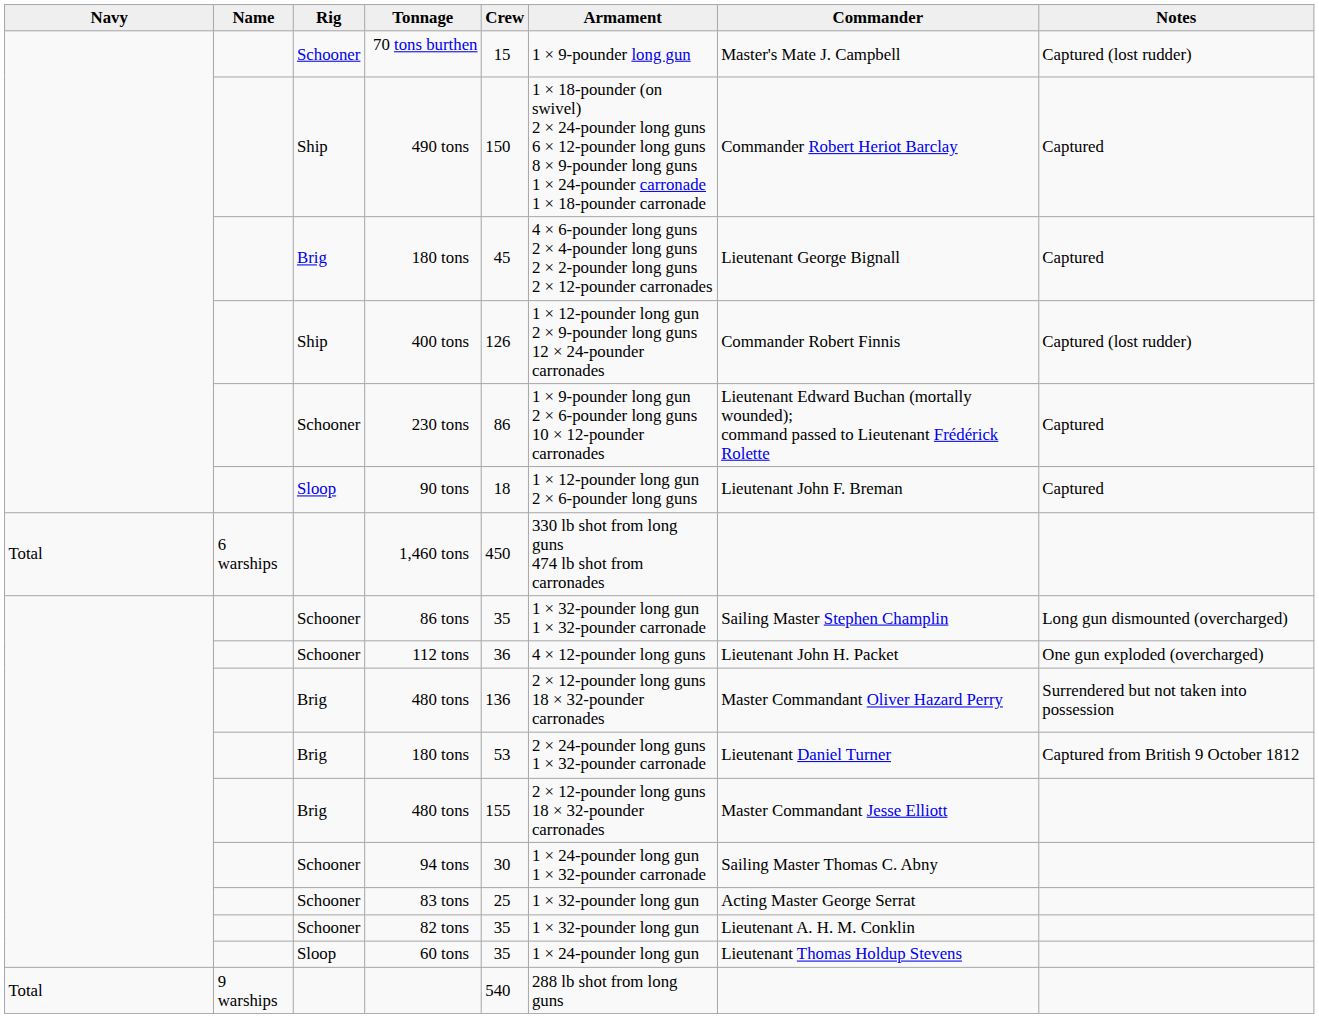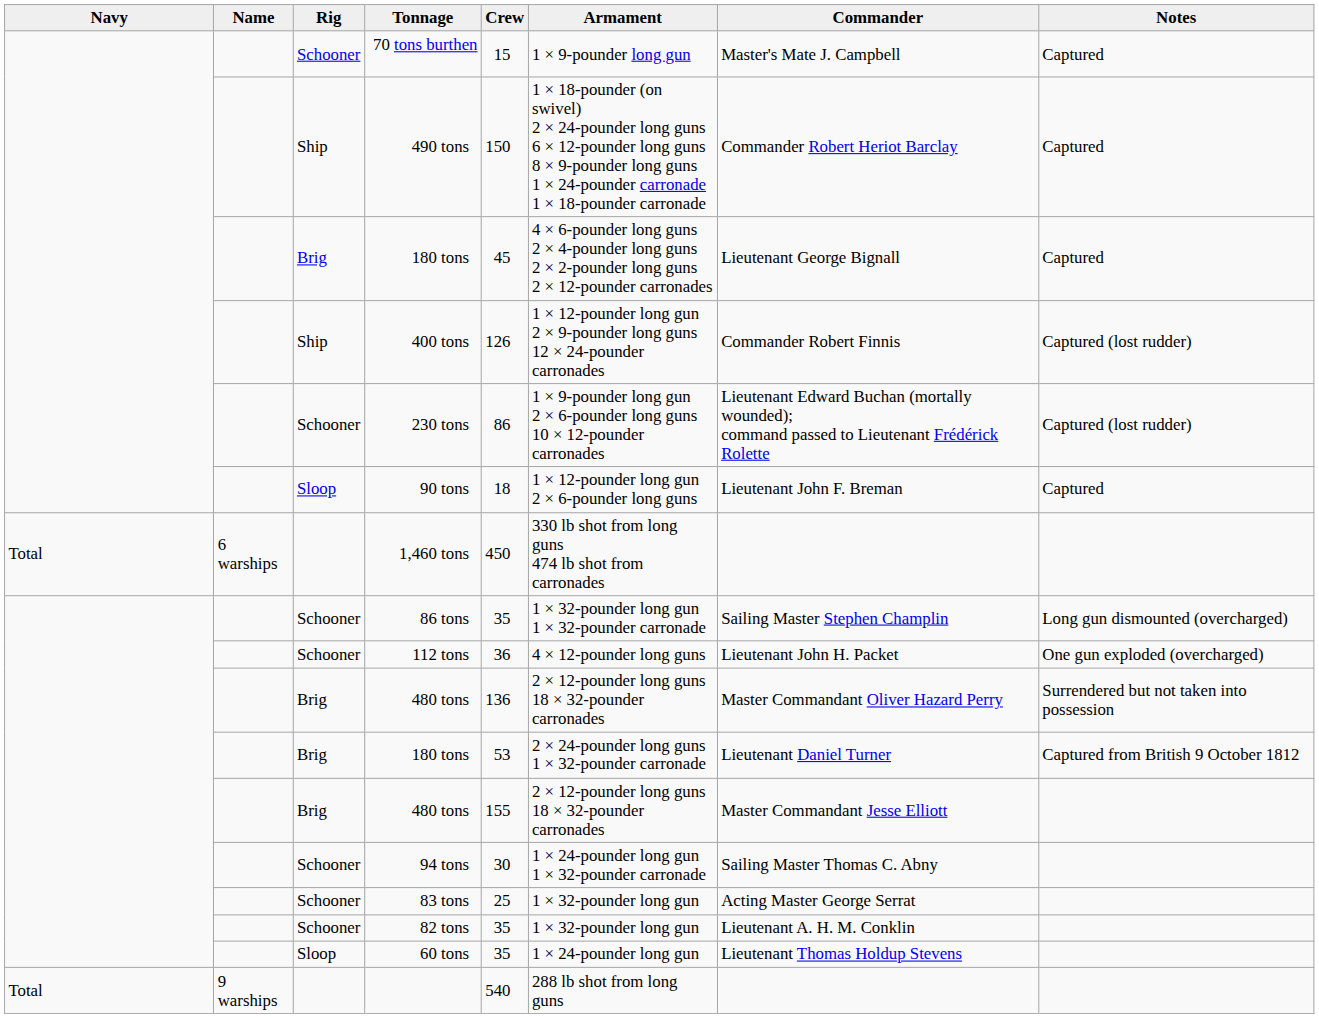(1117, 53) Captured (lost rudder) -> (1073, 53) Captured
(1073, 425) Captured -> (1117, 425) Captured (lost rudder)
